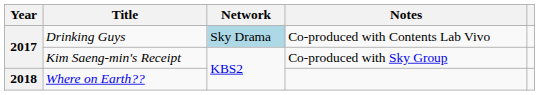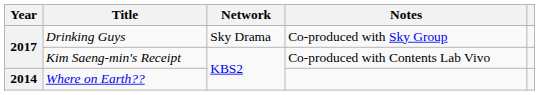(241, 36) lightblue background -> (241, 36) no background
(389, 36) Co-produced with Contents Lab Vivo -> (368, 36) Co-produced with Sky Group
(368, 57) Co-produced with Sky Group -> (389, 57) Co-produced with Contents Lab Vivo
(24, 79) 2018 -> (24, 79) 2014
